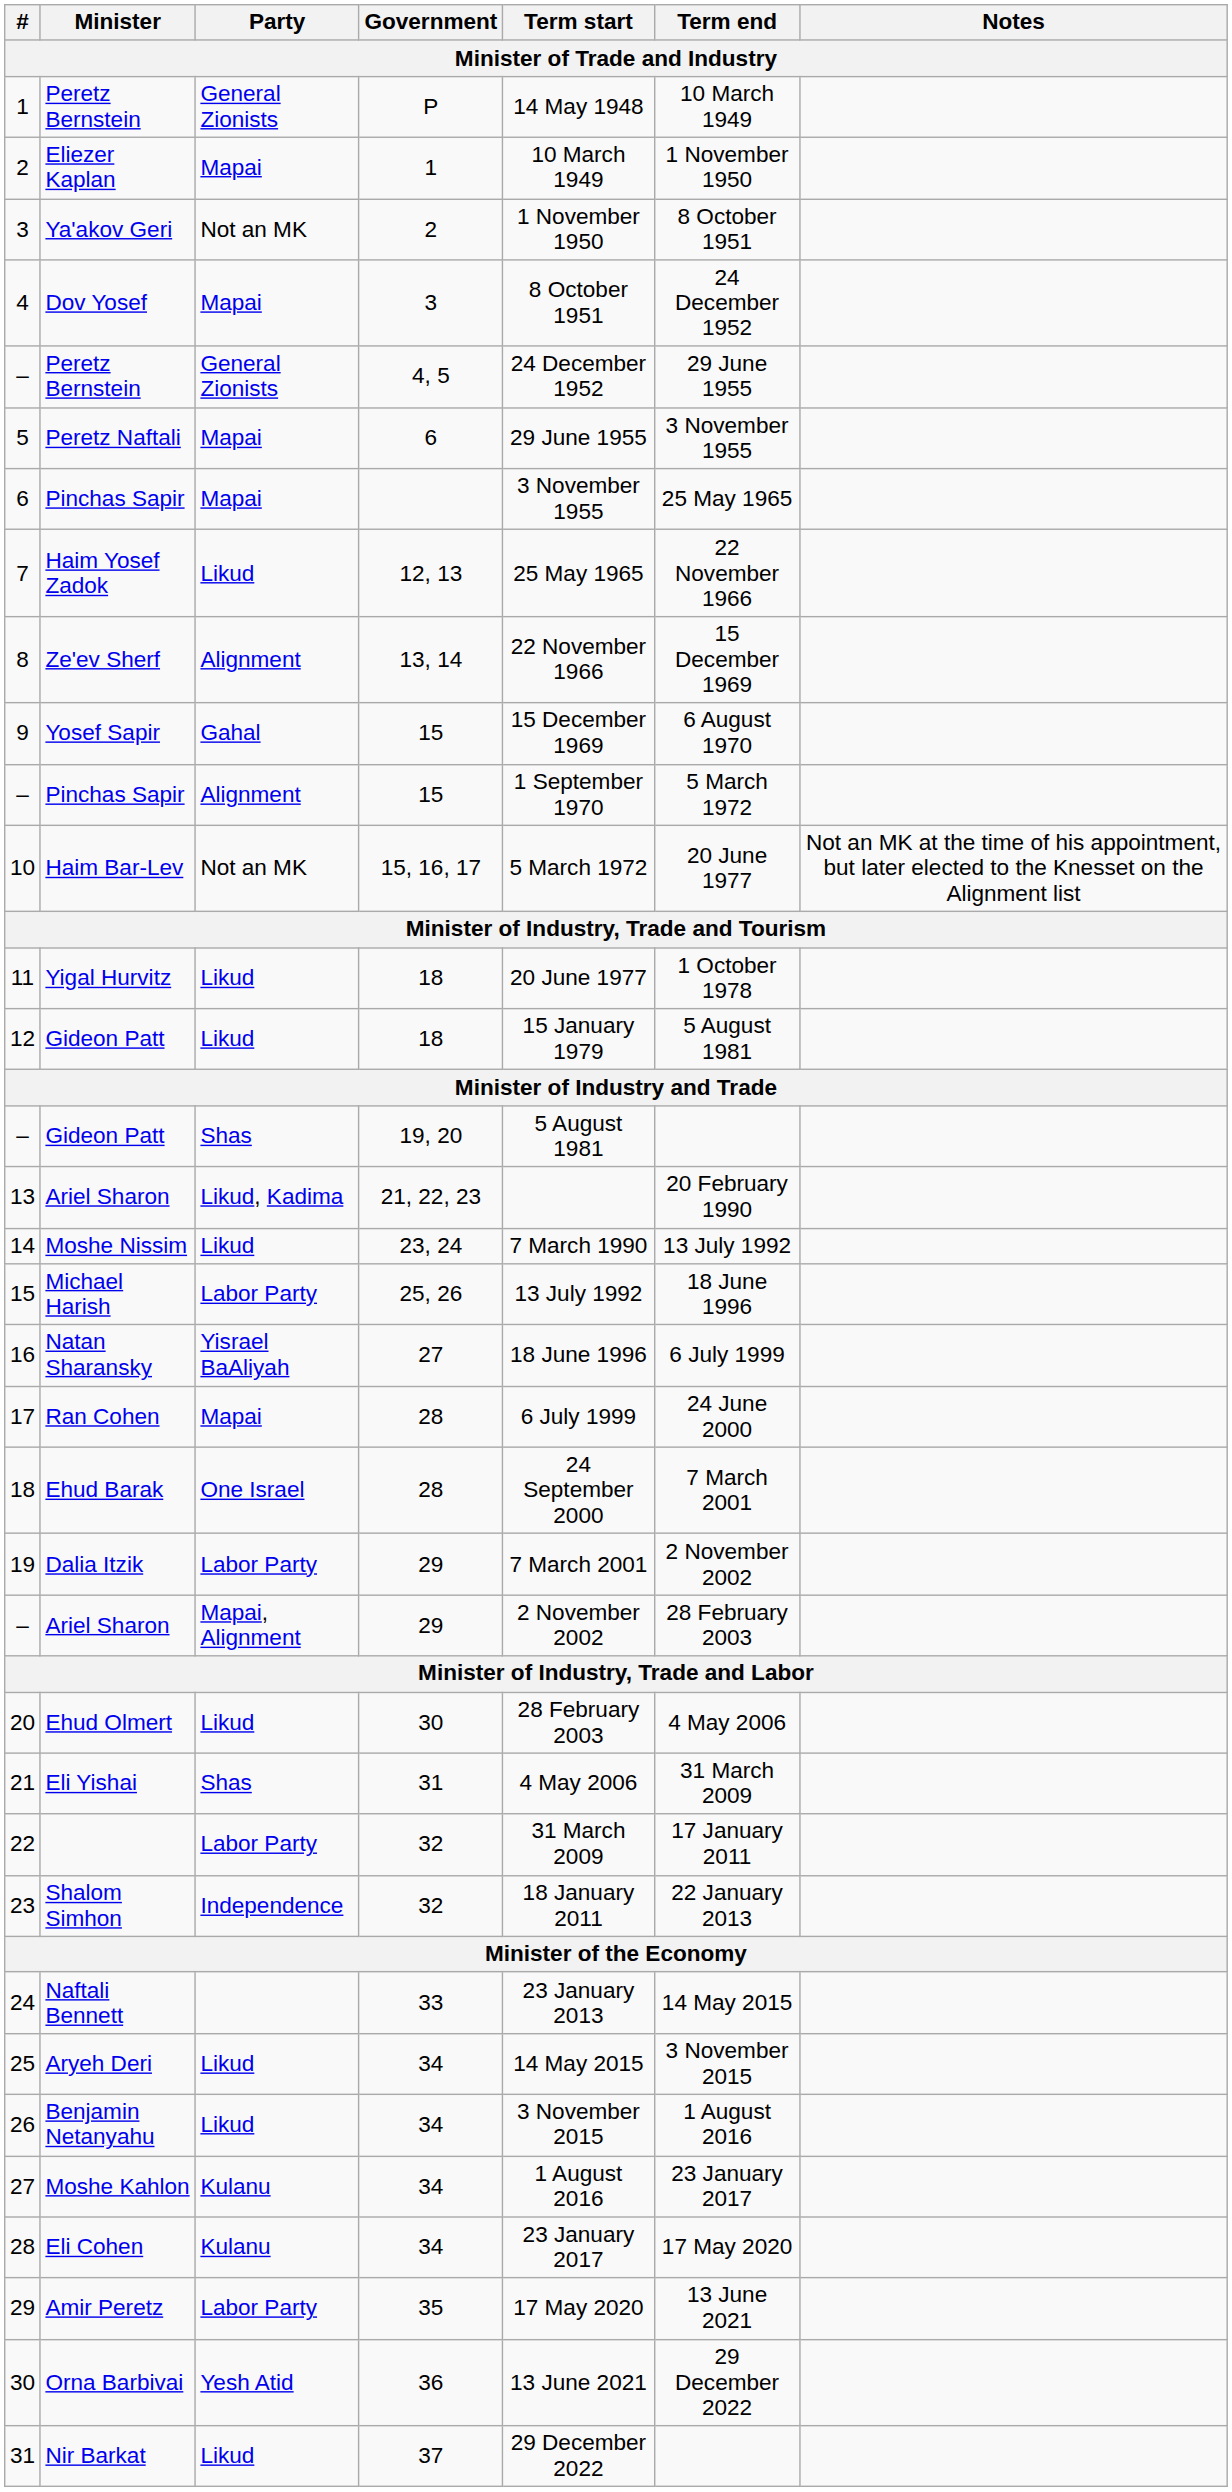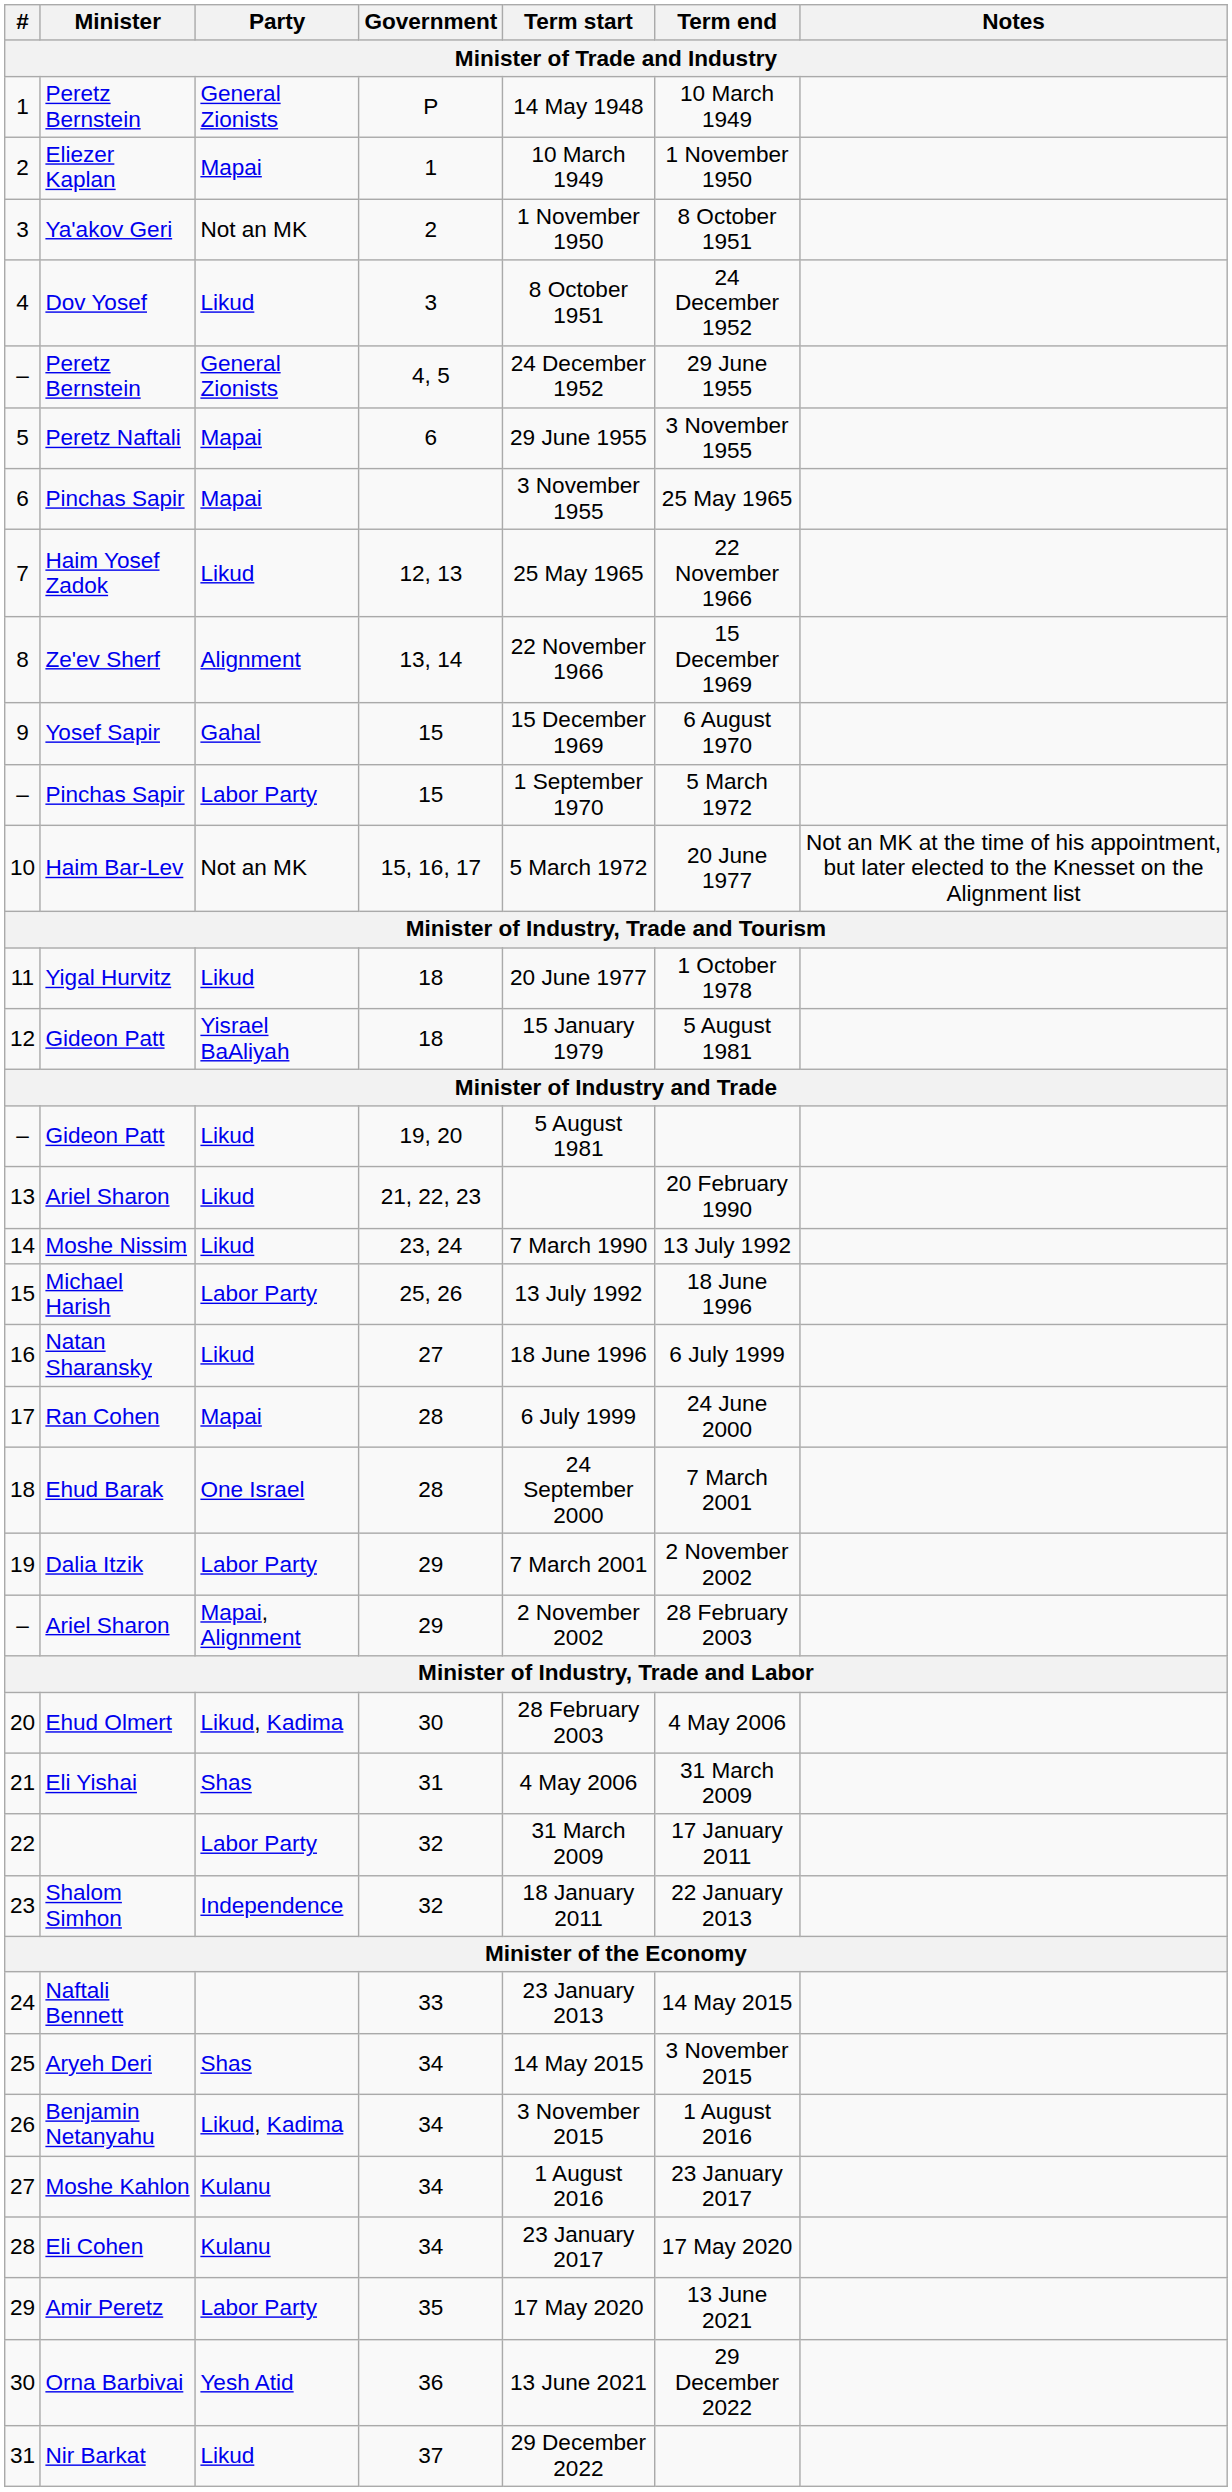(231, 302) Mapai -> (227, 302) Likud
(251, 794) Alignment -> (259, 794) Labor Party
(227, 1038) Likud -> (245, 1038) Yisrael BaAliyah
(226, 1135) Shas -> (227, 1135) Likud
(272, 1197) Likud, Kadima -> (227, 1197) Likud
(245, 1355) Yisrael BaAliyah -> (227, 1355) Likud
(227, 1722) Likud -> (272, 1722) Likud, Kadima
(227, 2063) Likud -> (226, 2063) Shas
(227, 2124) Likud -> (272, 2124) Likud, Kadima
